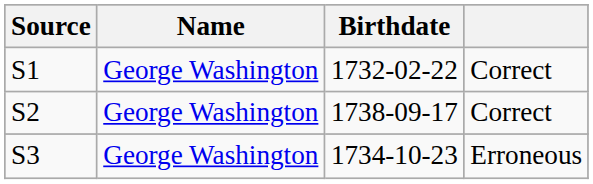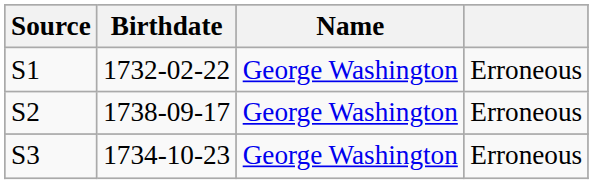columns swapped: (211, 26) <-> (394, 26)
(511, 69) Correct -> (526, 69) Erroneous
(511, 112) Correct -> (526, 112) Erroneous
